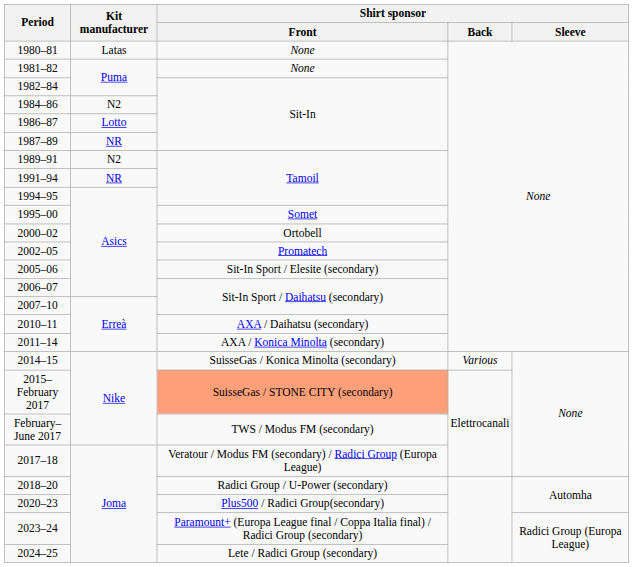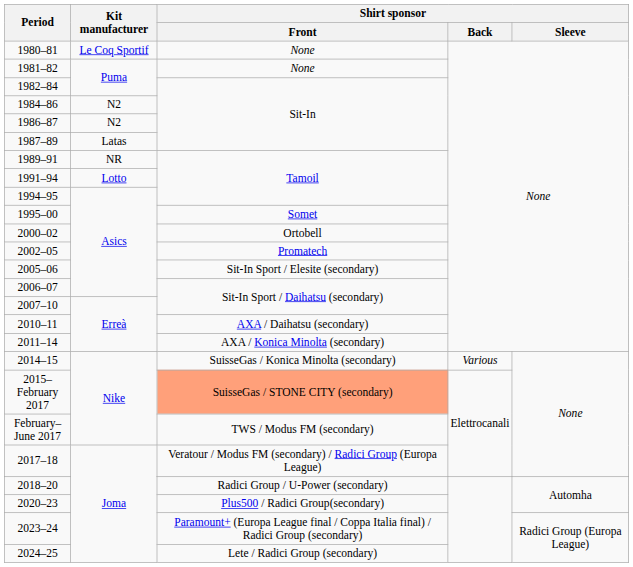(114, 50) Latas -> (114, 50) Le Coq Sportif
(114, 123) Lotto -> (114, 123) N2
(114, 141) NR -> (114, 141) Latas
(114, 159) N2 -> (114, 159) NR
(114, 178) NR -> (114, 178) Lotto
